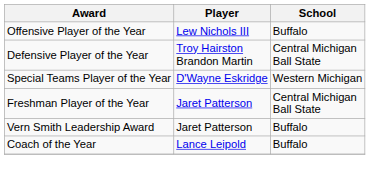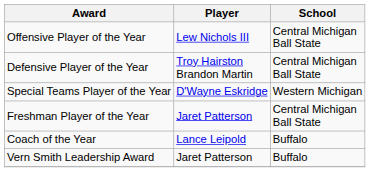(290, 31) Buffalo -> (315, 37) Central Michigan Ball State
rows swapped: (81, 127) <-> (51, 145)
